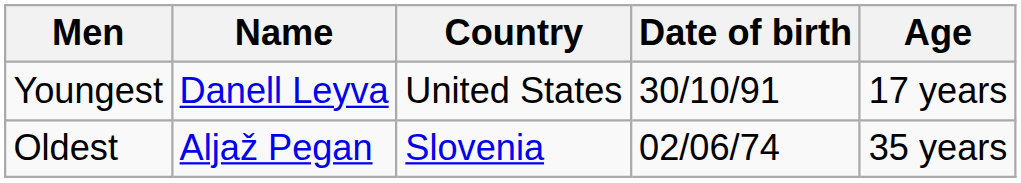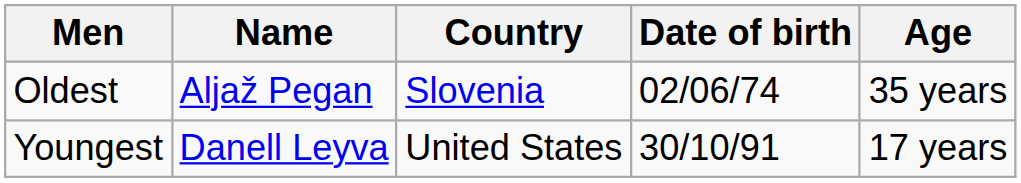rows swapped: (88, 90) <-> (66, 147)
